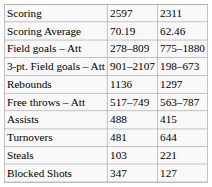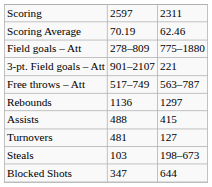(180, 66) 198–673 -> (168, 66) 221
rows swapped: (46, 102) <-> (29, 84)
(168, 137) 644 -> (168, 137) 127
(168, 155) 221 -> (180, 155) 198–673
(168, 173) 127 -> (168, 173) 644
